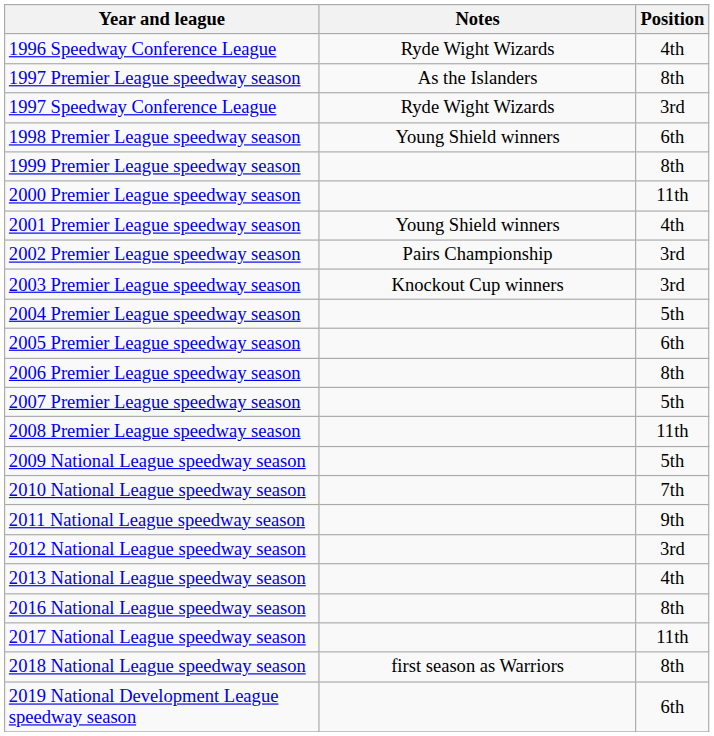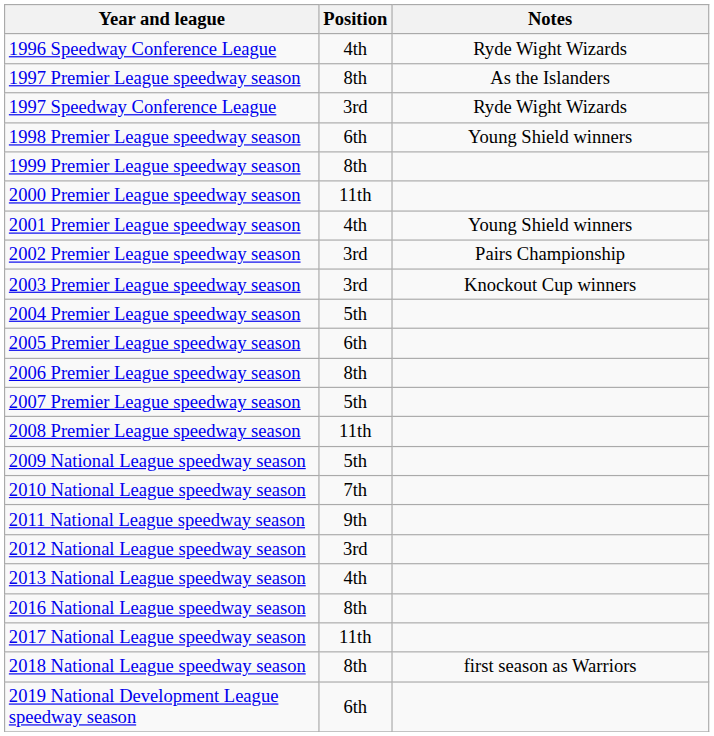columns swapped: (672, 19) <-> (478, 19)
